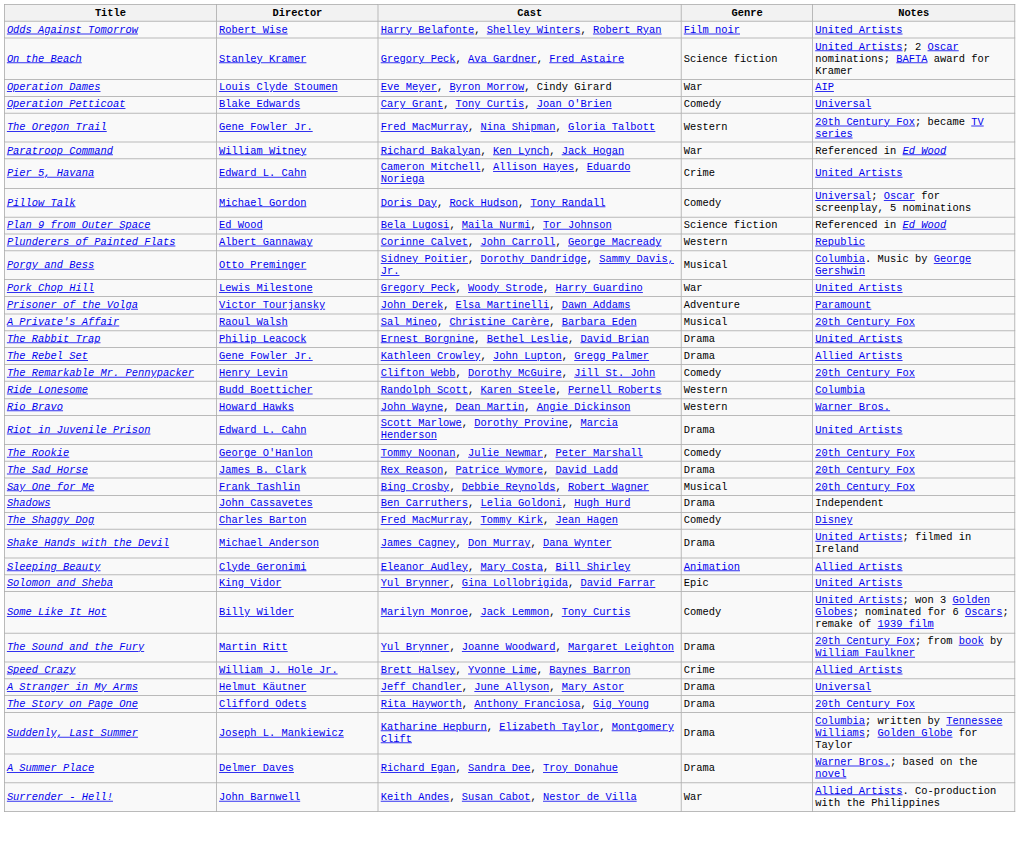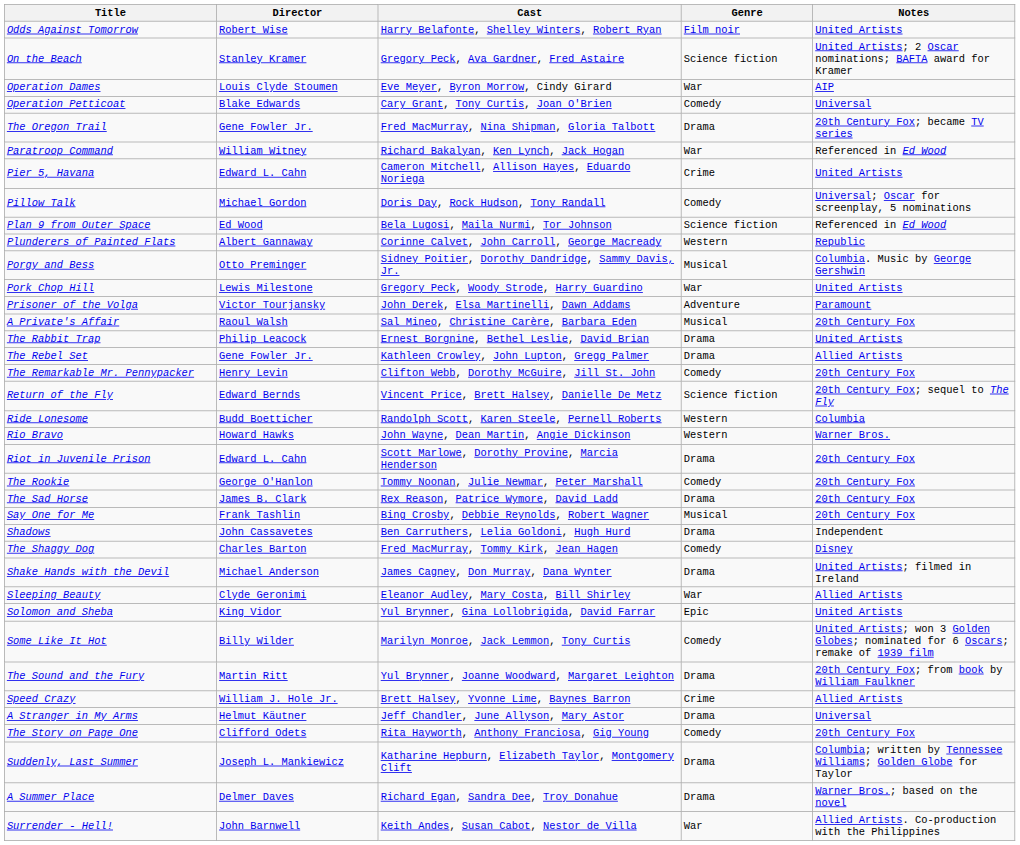(706, 128) Western -> (699, 128) Drama
+ row: (60, 396)
(859, 430) United Artists -> (865, 459) 20th Century Fox
(712, 567) Animation -> (693, 595) War
(699, 704) Drama -> (703, 733) Comedy
